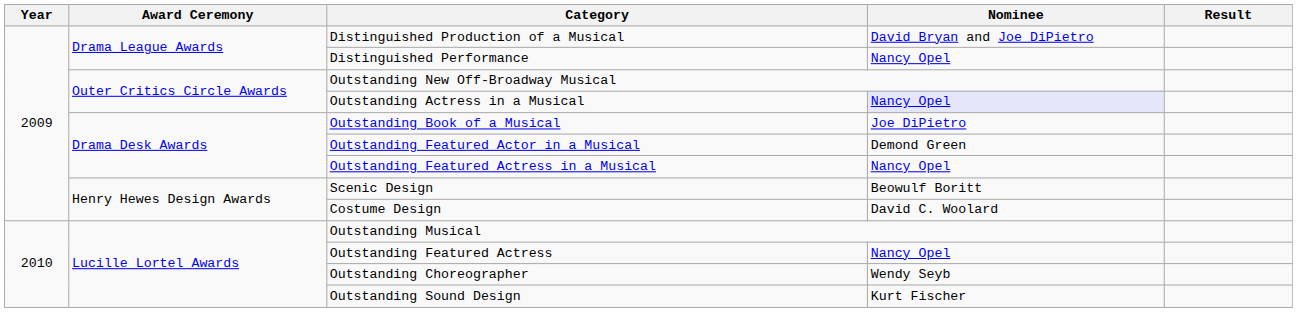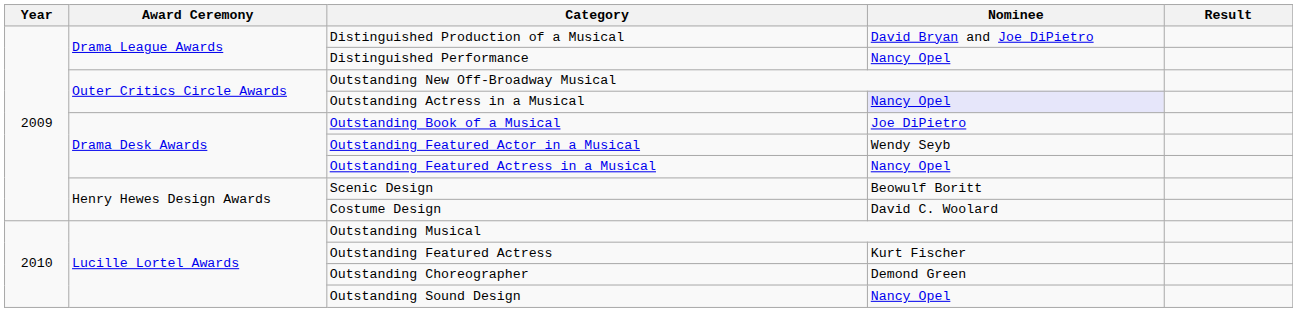(919, 145) Demond Green -> (911, 145) Wendy Seyb
(911, 253) Nancy Opel -> (919, 253) Kurt Fischer
(911, 275) Wendy Seyb -> (919, 275) Demond Green
(919, 296) Kurt Fischer -> (911, 296) Nancy Opel
